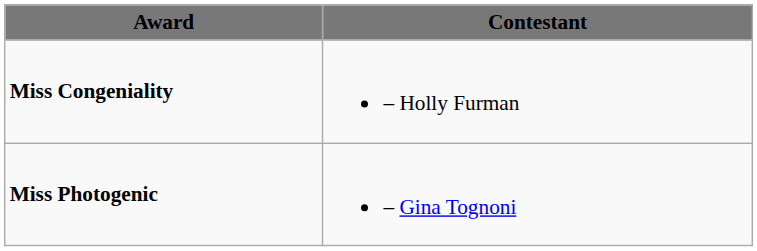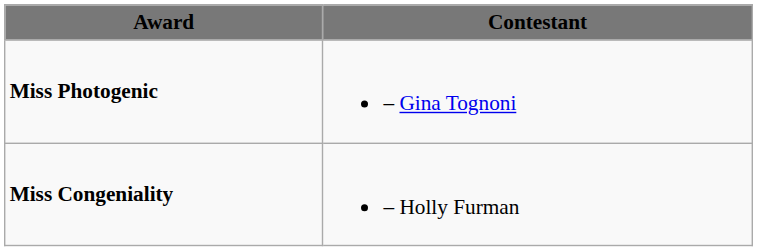rows swapped: (91, 91) <-> (84, 193)
